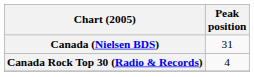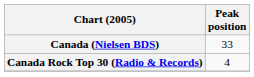(227, 44) 31 -> (227, 44) 33
